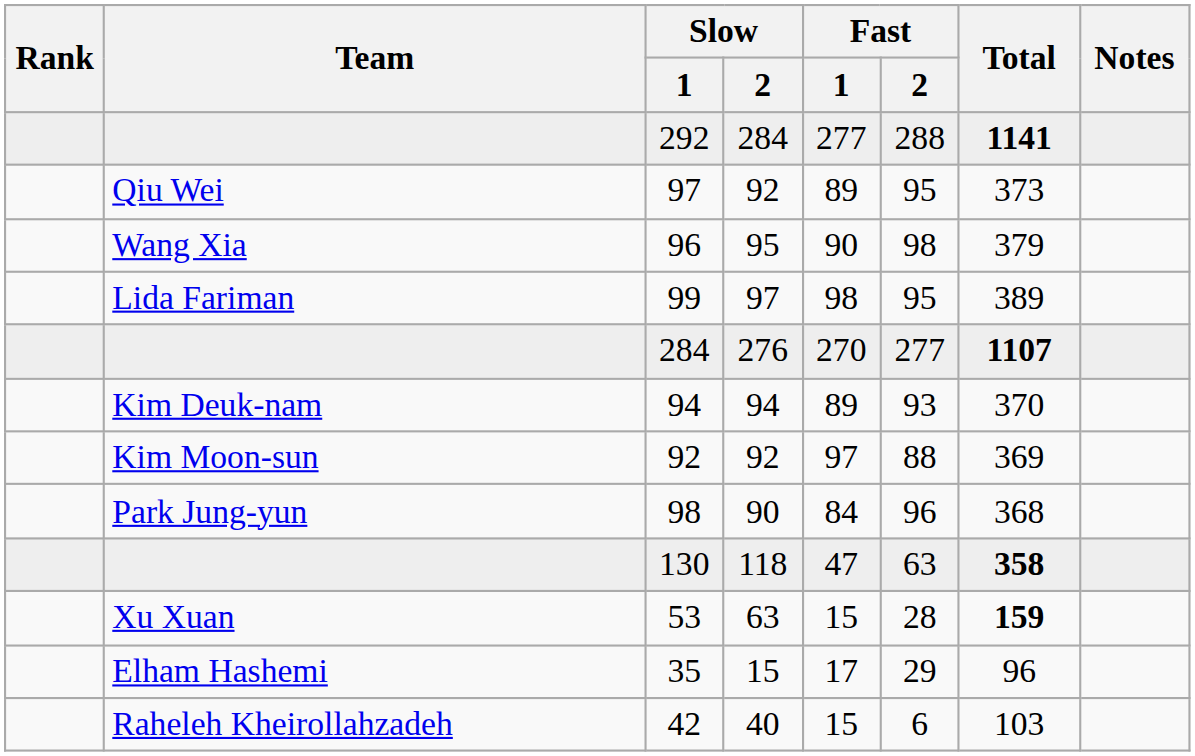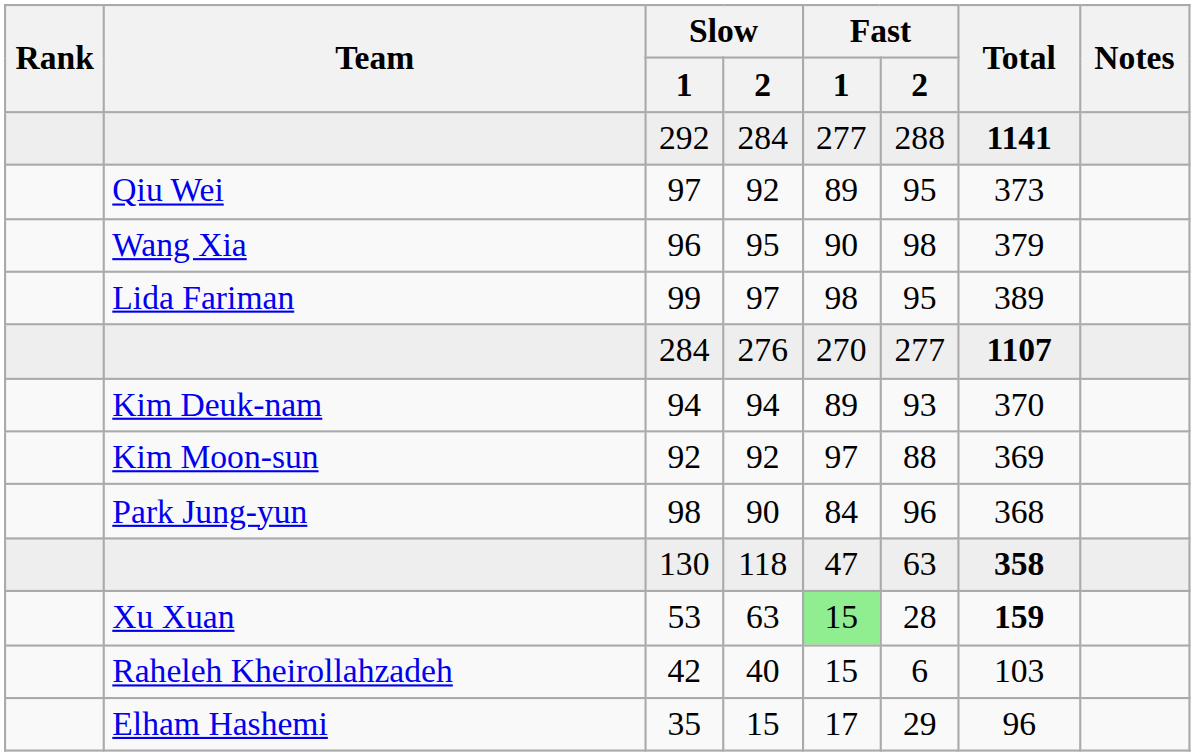(841, 617) no background -> (841, 617) lightgreen background
rows swapped: (684, 670) <-> (684, 723)
